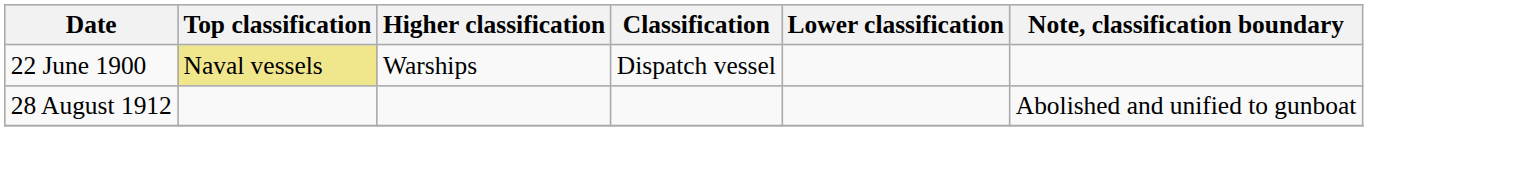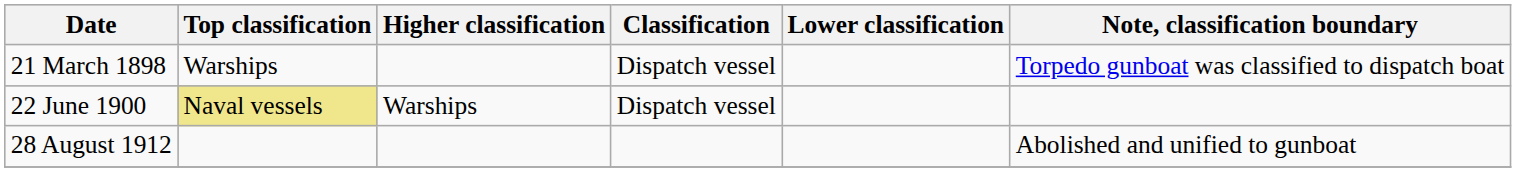+ row: (88, 65)
